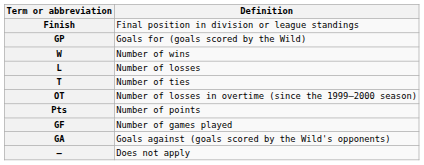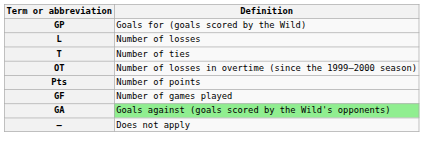- row: (59, 26)
- row: (59, 54)
(253, 139) no background -> (253, 111) lightgreen background
